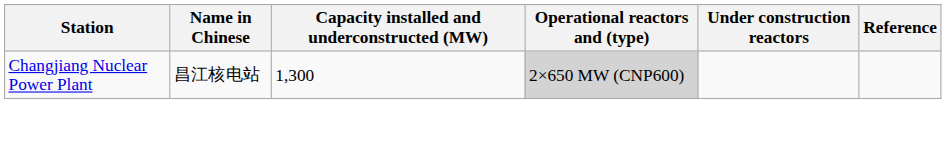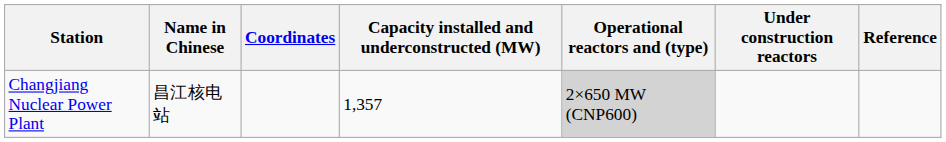+ column: (290, 37)
(295, 74) 1,300 -> (363, 103) 1,357
